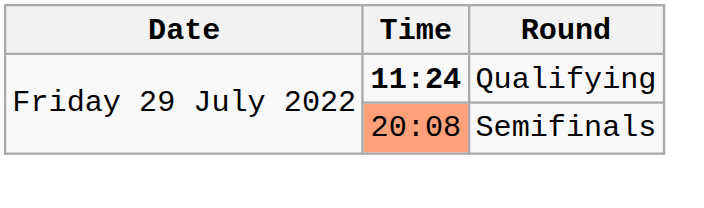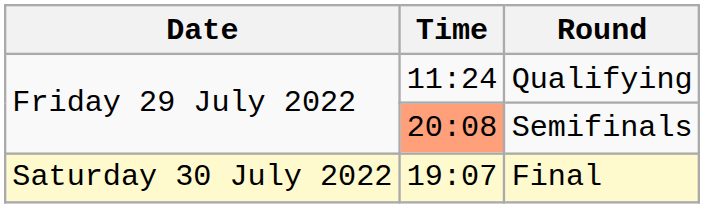(416, 79) bold -> (452, 79) normal
+ row: (557, 177)
